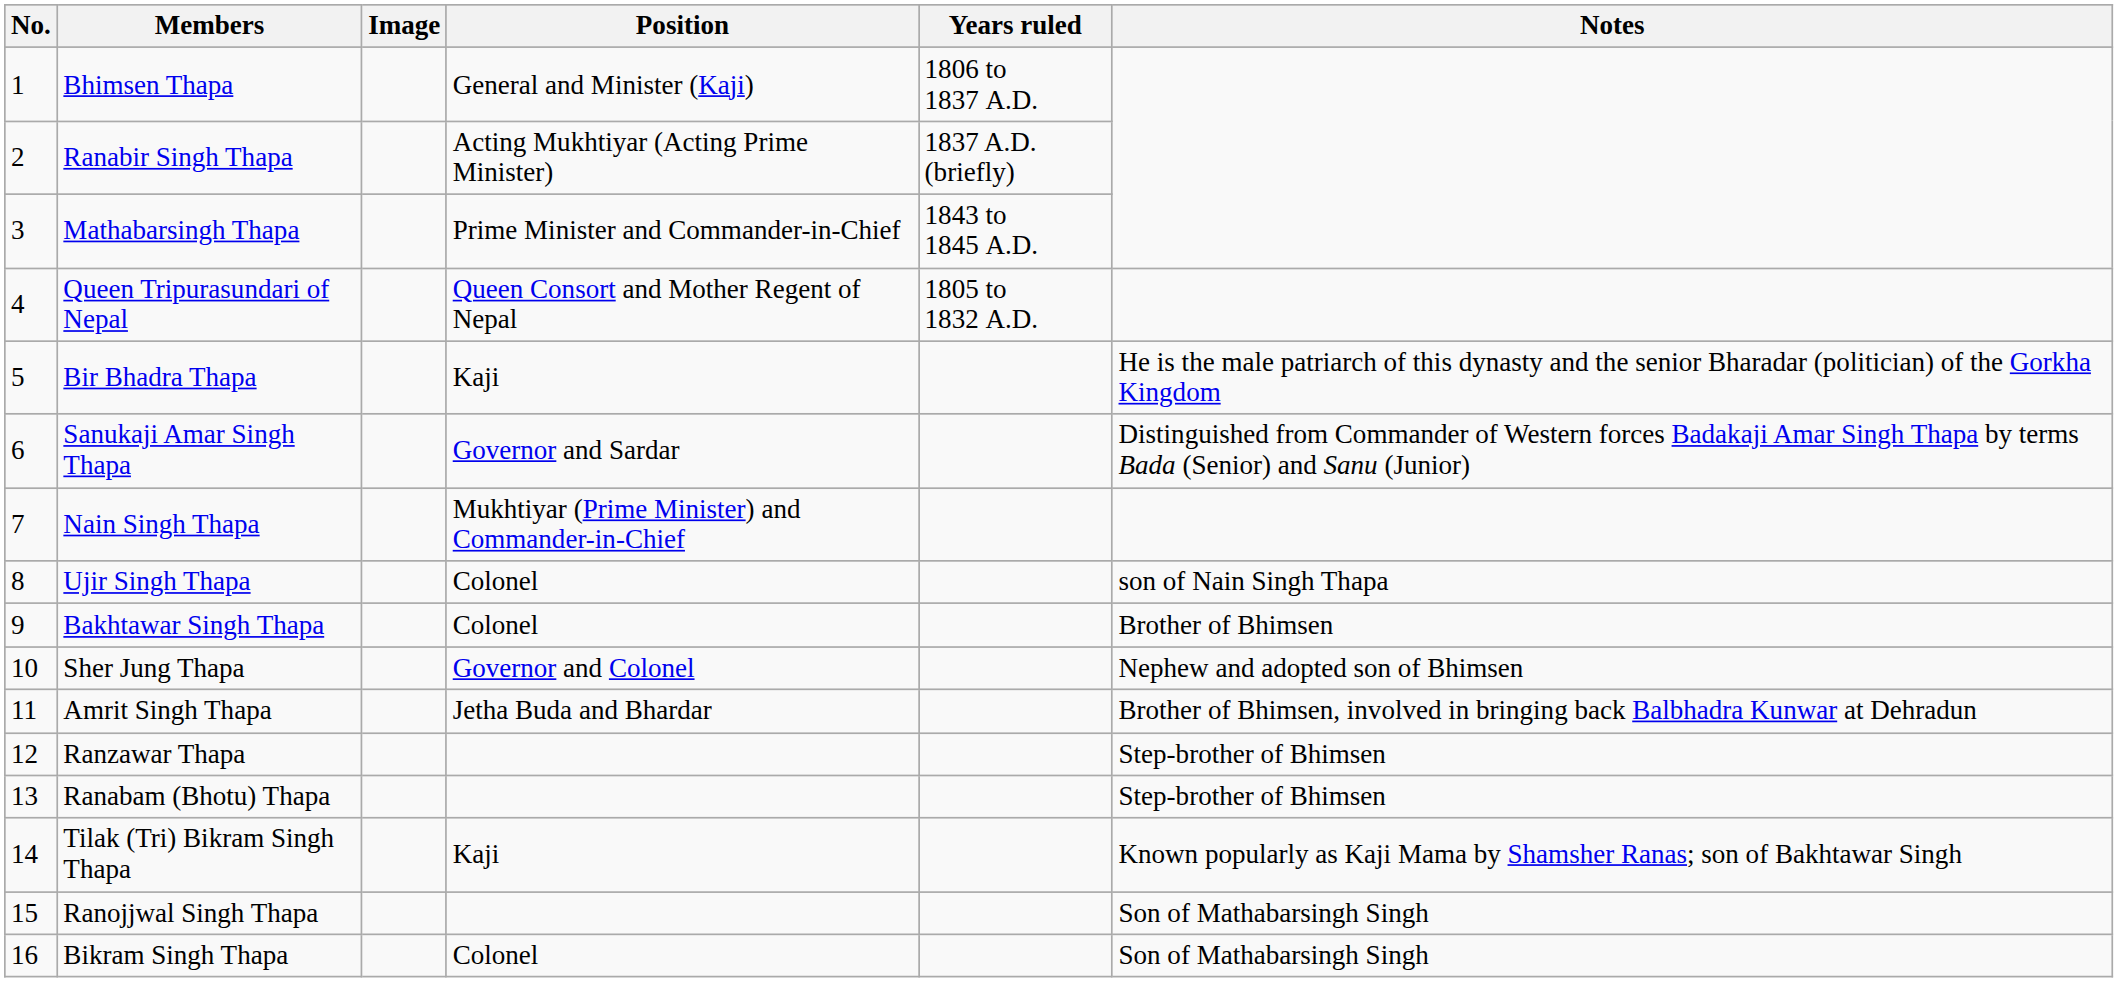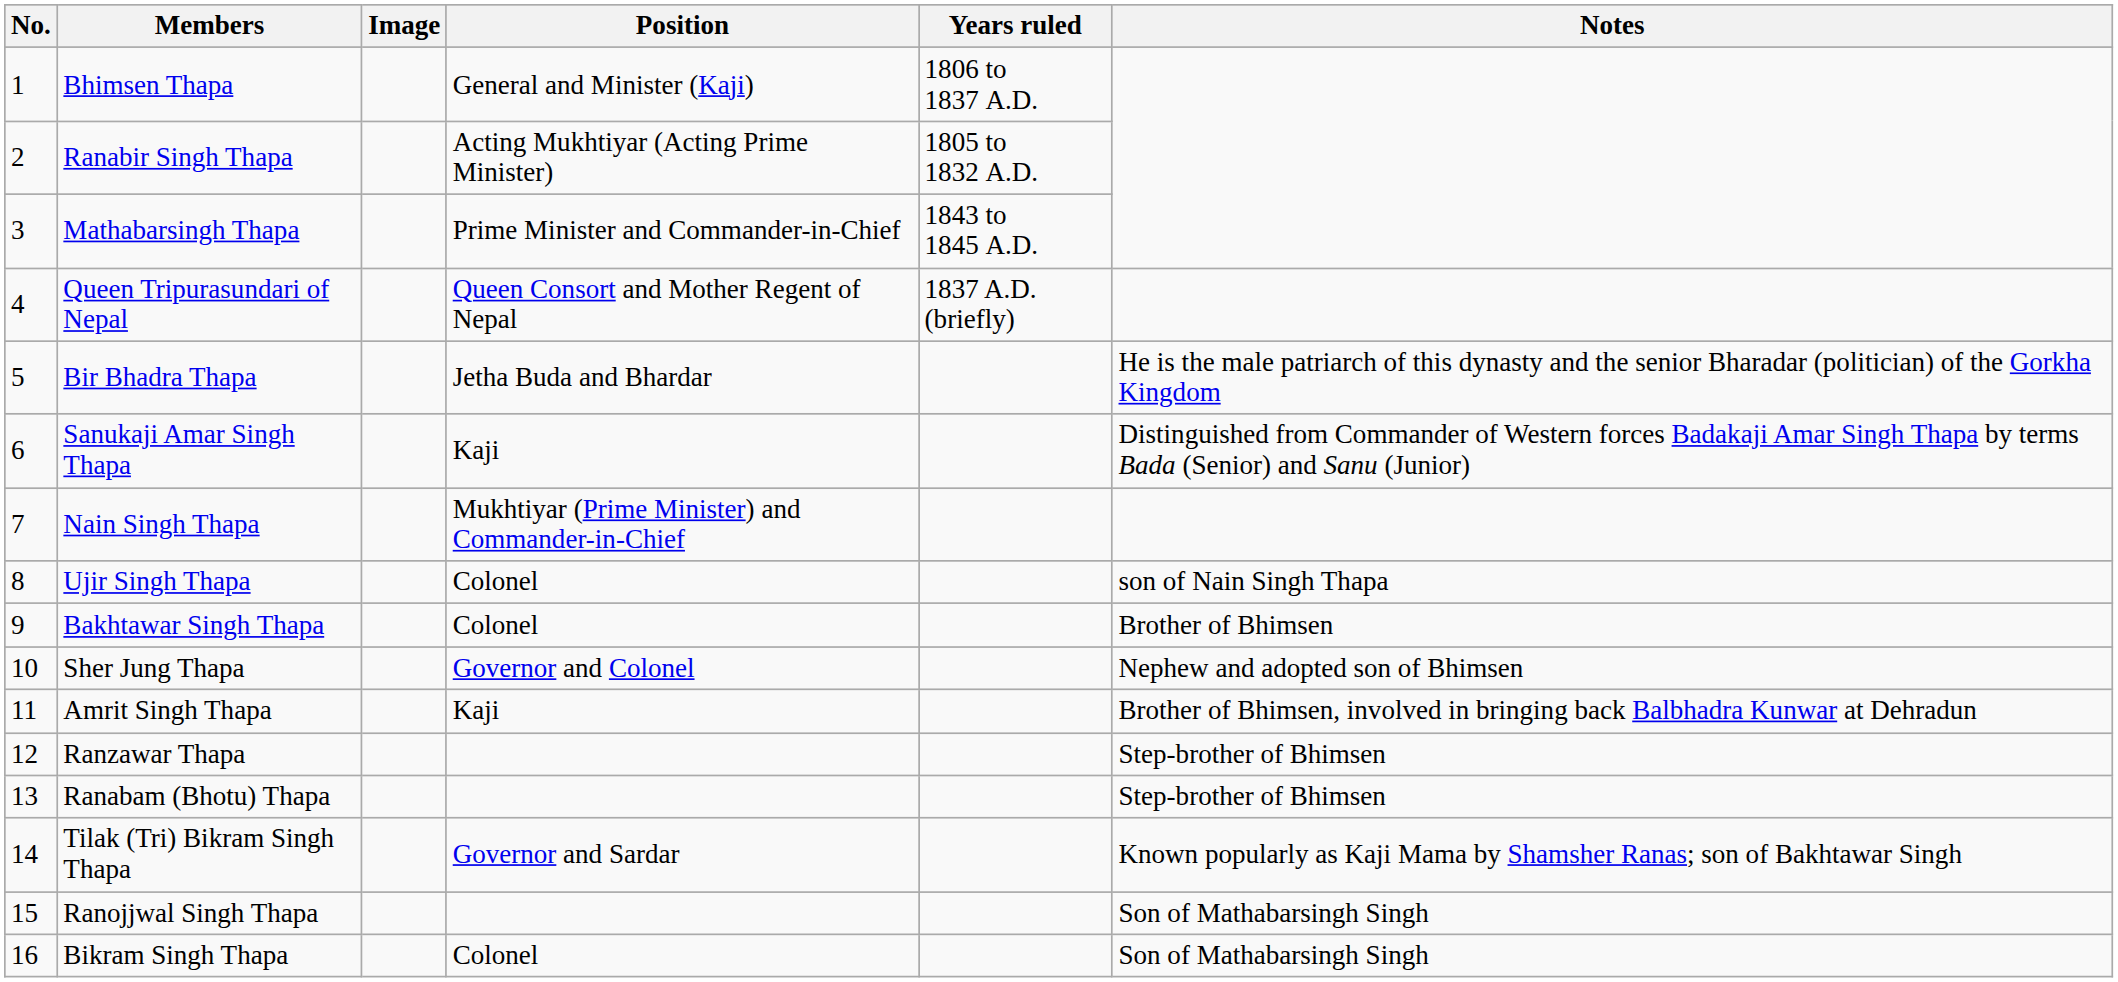(981, 157) 1837 A.D. (briefly) -> (981, 157) 1805 to 1832 A.D.
(981, 303) 1805 to 1832 A.D. -> (981, 303) 1837 A.D. (briefly)
(476, 377) Kaji -> (582, 377) Jetha Buda and Bhardar
(566, 450) Governor and Sardar -> (476, 450) Kaji
(582, 710) Jetha Buda and Bhardar -> (476, 710) Kaji
(476, 854) Kaji -> (566, 854) Governor and Sardar
